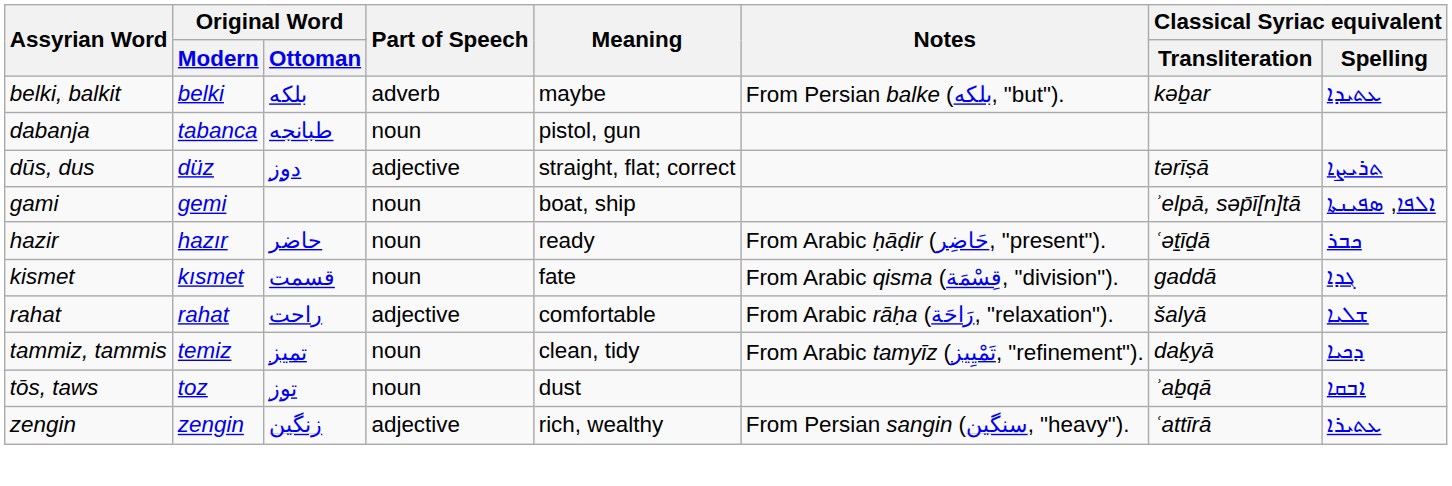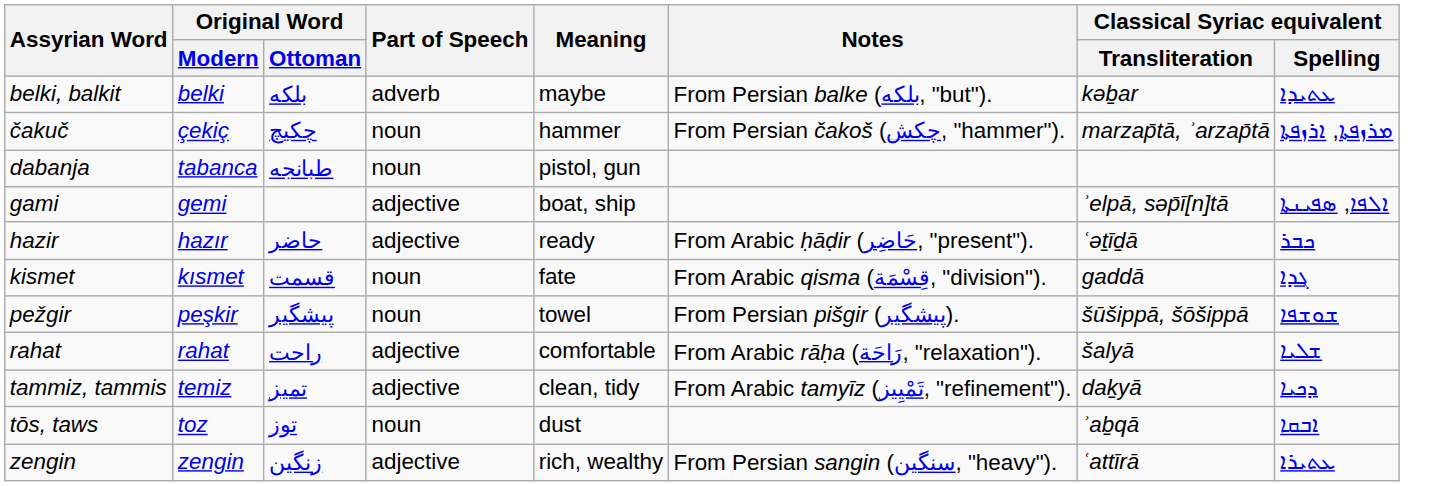+ row: (39, 130)
- row: (52, 167)
(396, 204) noun -> (416, 204) adjective
(396, 240) noun -> (416, 240) adjective
+ row: (40, 314)
(396, 351) noun -> (416, 388) adjective
